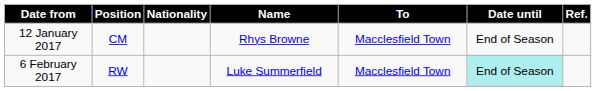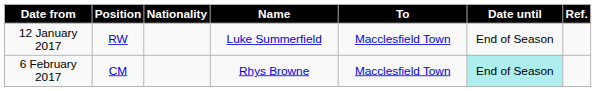(118, 39) CM -> (118, 39) RW
(274, 39) Rhys Browne -> (274, 39) Luke Summerfield
(118, 71) RW -> (118, 71) CM
(274, 71) Luke Summerfield -> (274, 71) Rhys Browne
